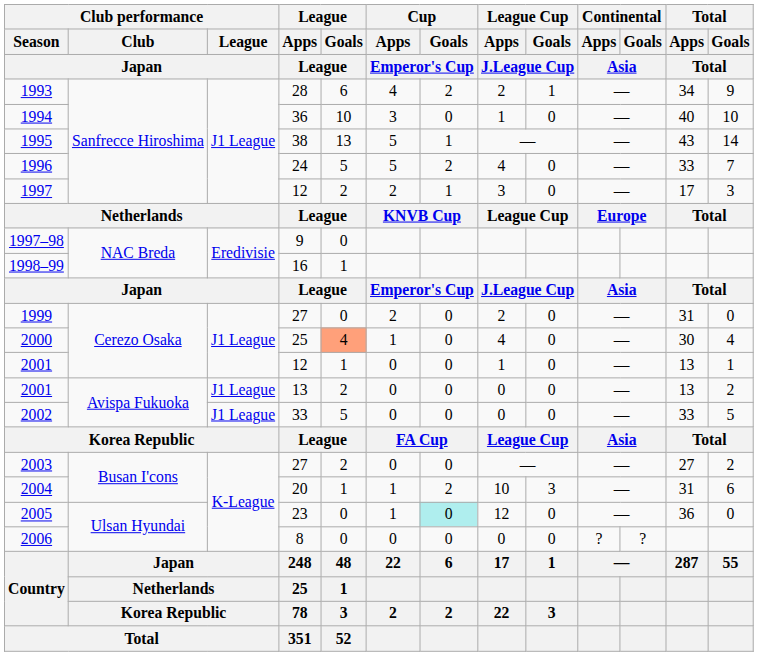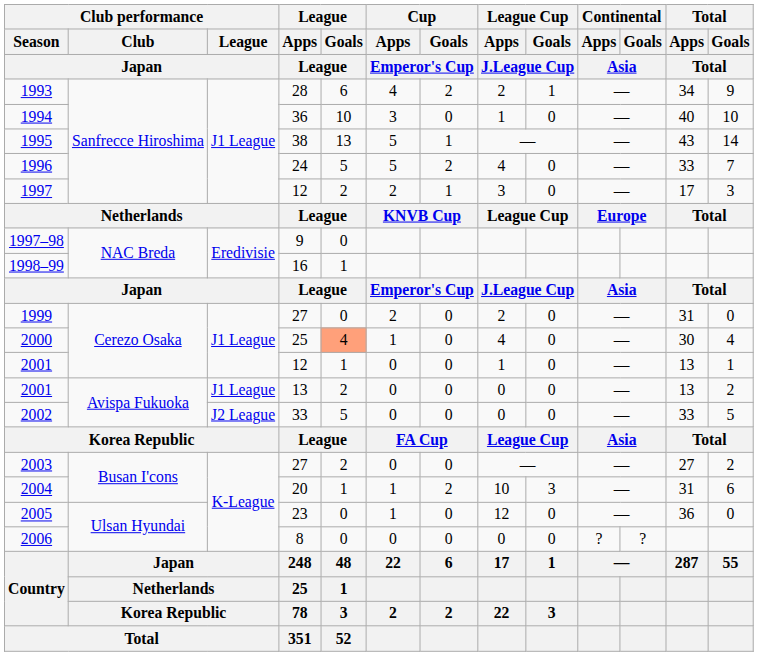(243, 414) J1 League -> (243, 414) J2 League
(449, 514) paleturquoise background -> (449, 514) no background
